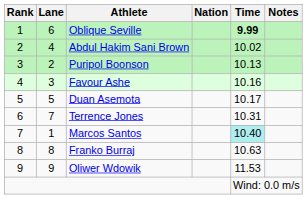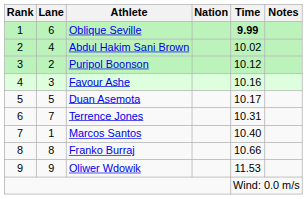(248, 64) 10.13 -> (248, 64) 10.12
(248, 133) paleturquoise background -> (248, 133) no background
(248, 151) 10.63 -> (248, 151) 10.66
